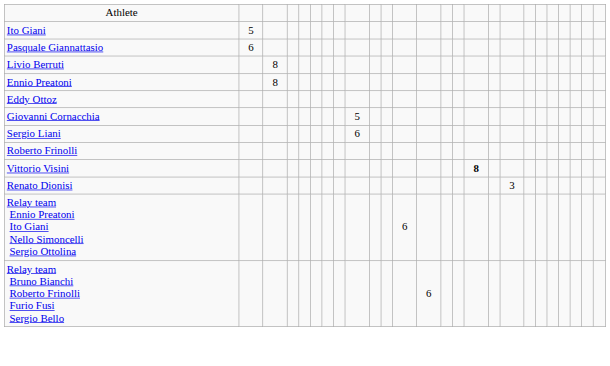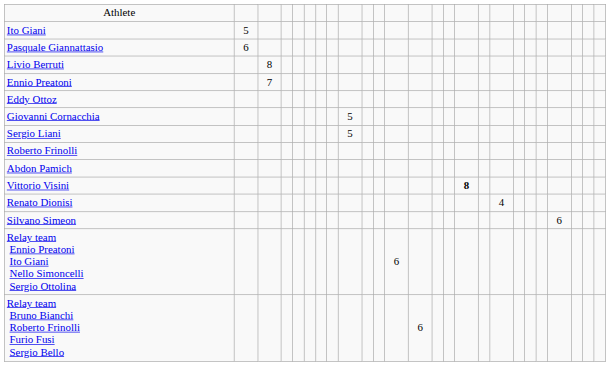(275, 82) 8 -> (270, 82) 7
(357, 133) 6 -> (350, 133) 5
+ row: (39, 168)
(512, 185) 3 -> (502, 202) 4
+ row: (41, 220)
